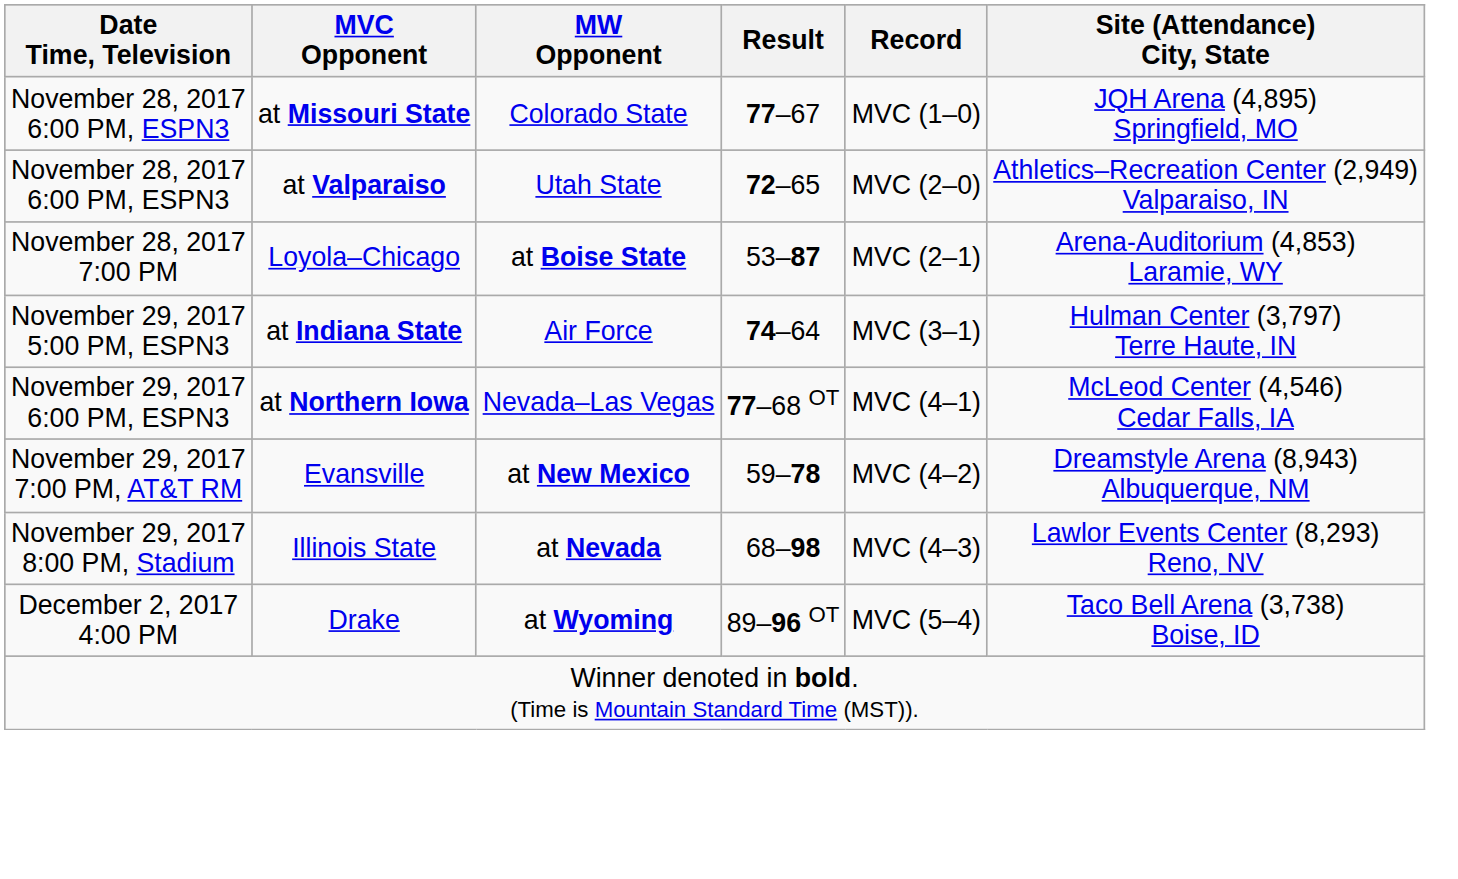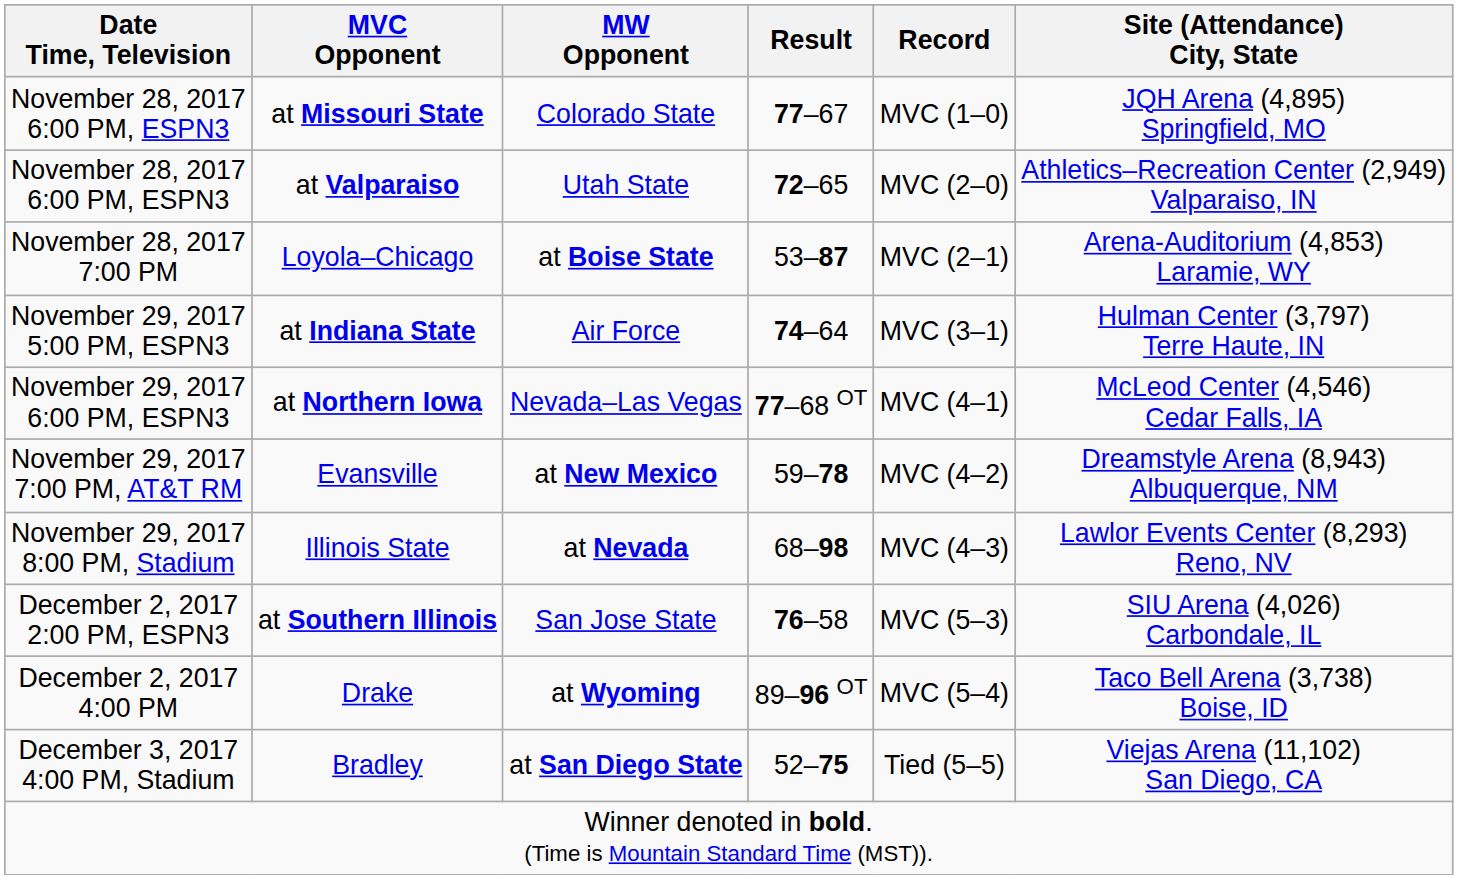+ row: (378, 620)
+ row: (378, 765)
